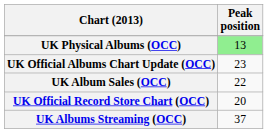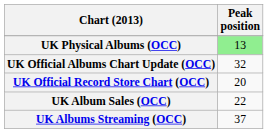(240, 63) 23 -> (240, 63) 32
rows swapped: (111, 100) <-> (111, 82)
